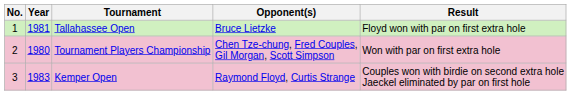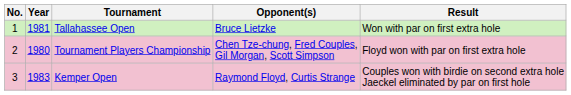(444, 28) Floyd won with par on first extra hole -> (431, 28) Won with par on first extra hole
(431, 50) Won with par on first extra hole -> (444, 50) Floyd won with par on first extra hole
